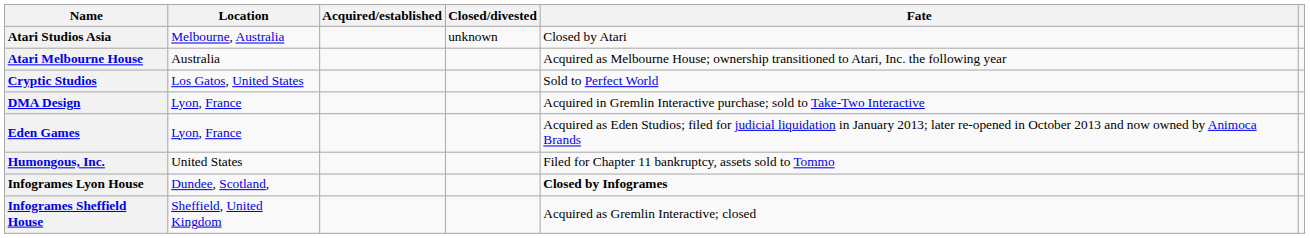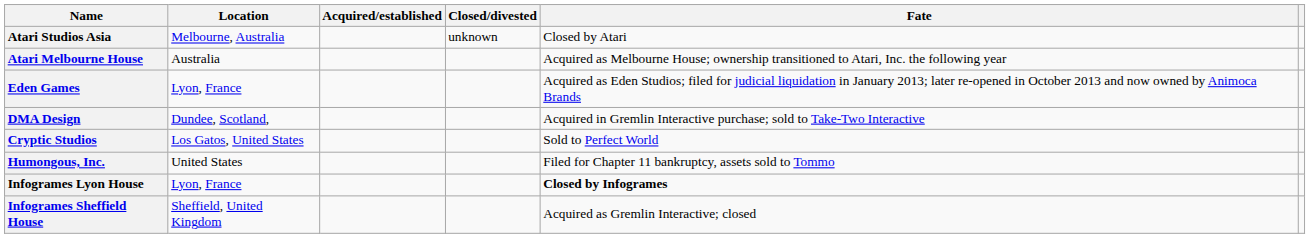rows swapped: (52, 81) <-> (44, 132)
(206, 103) Lyon, France -> (220, 118) Dundee, Scotland,
(220, 184) Dundee, Scotland, -> (206, 184) Lyon, France
